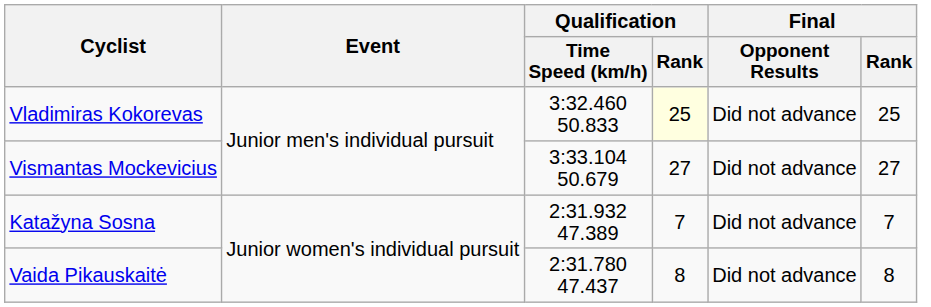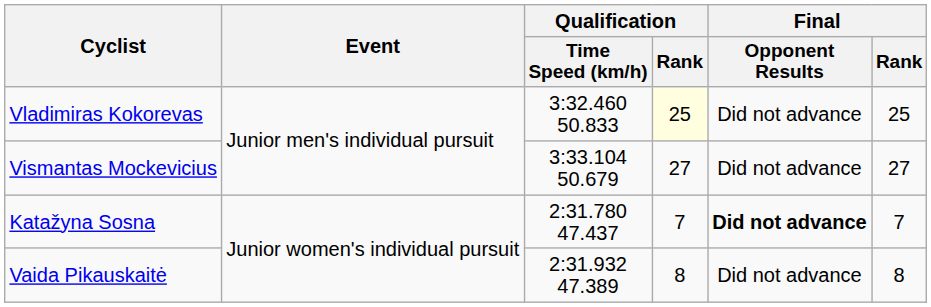(588, 222) 2:31.932 47.389 -> (588, 222) 2:31.780 47.437
(784, 222) normal -> (789, 222) bold
(588, 276) 2:31.780 47.437 -> (588, 276) 2:31.932 47.389
